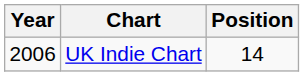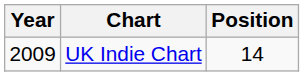(33, 53) 2006 -> (33, 53) 2009
